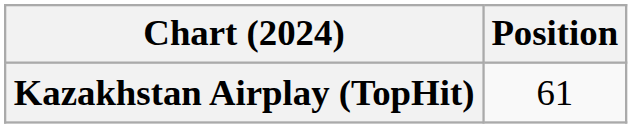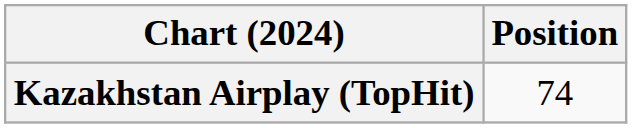(555, 92) 61 -> (555, 92) 74
